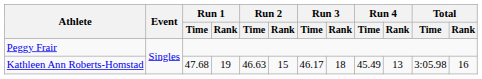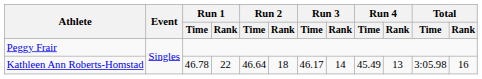(197, 65) 47.68 -> (197, 65) 46.78
(226, 65) 19 -> (226, 65) 22
(254, 65) 46.63 -> (254, 65) 46.64
(283, 65) 15 -> (283, 65) 18
(340, 65) 18 -> (340, 65) 14
